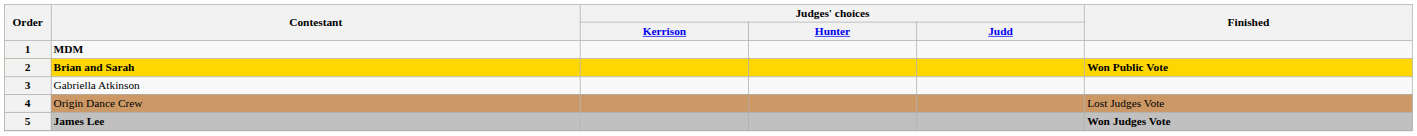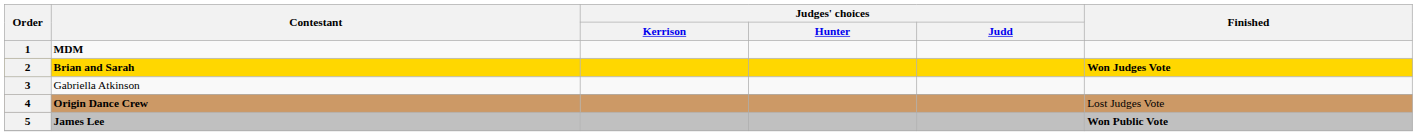(1128, 67) Won Public Vote -> (1129, 67) Won Judges Vote
(98, 103) normal -> (101, 103) bold
(1129, 121) Won Judges Vote -> (1128, 121) Won Public Vote
